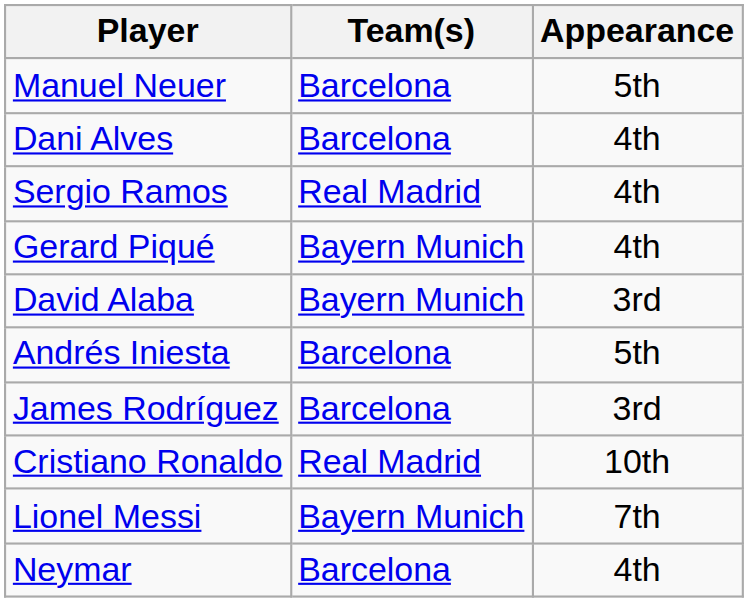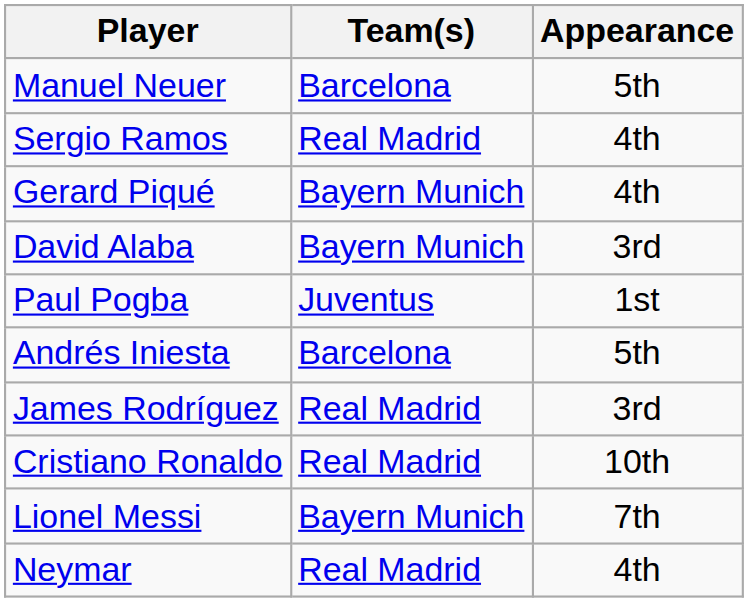- row: (93, 138)
+ row: (101, 300)
(375, 407) Barcelona -> (390, 407) Real Madrid
(375, 569) Barcelona -> (390, 569) Real Madrid
